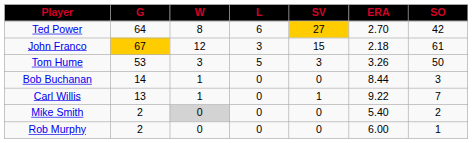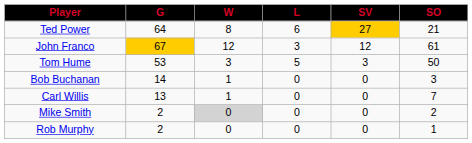- column: (378, 12)
(438, 29) 42 -> (434, 29) 21
(319, 46) 15 -> (365, 46) 12
(319, 96) 1 -> (365, 96) 0
